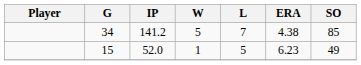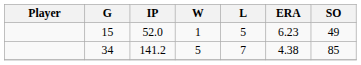rows swapped: (107, 32) <-> (107, 50)
